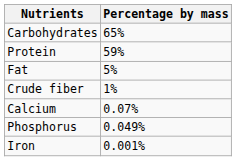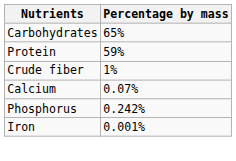- row: (18, 70)
(124, 127) 0.049% -> (124, 108) 0.242%
